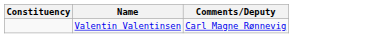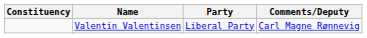+ column: (220, 12)
